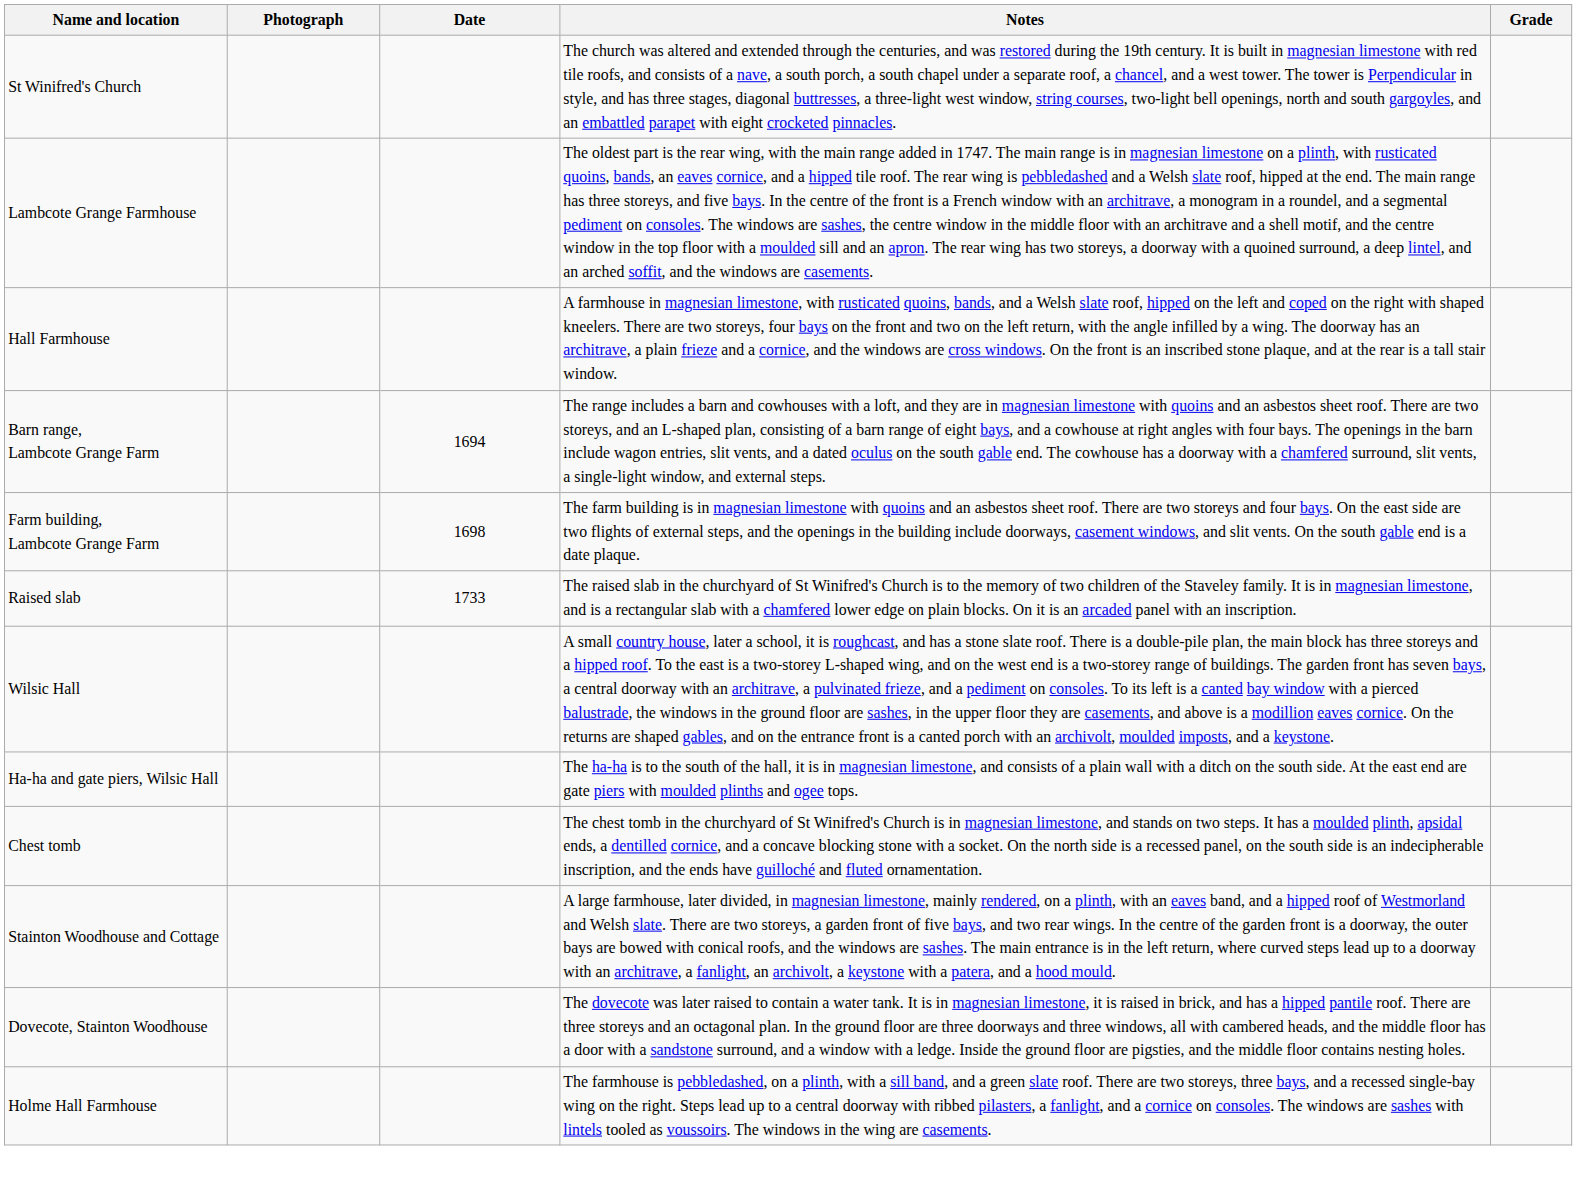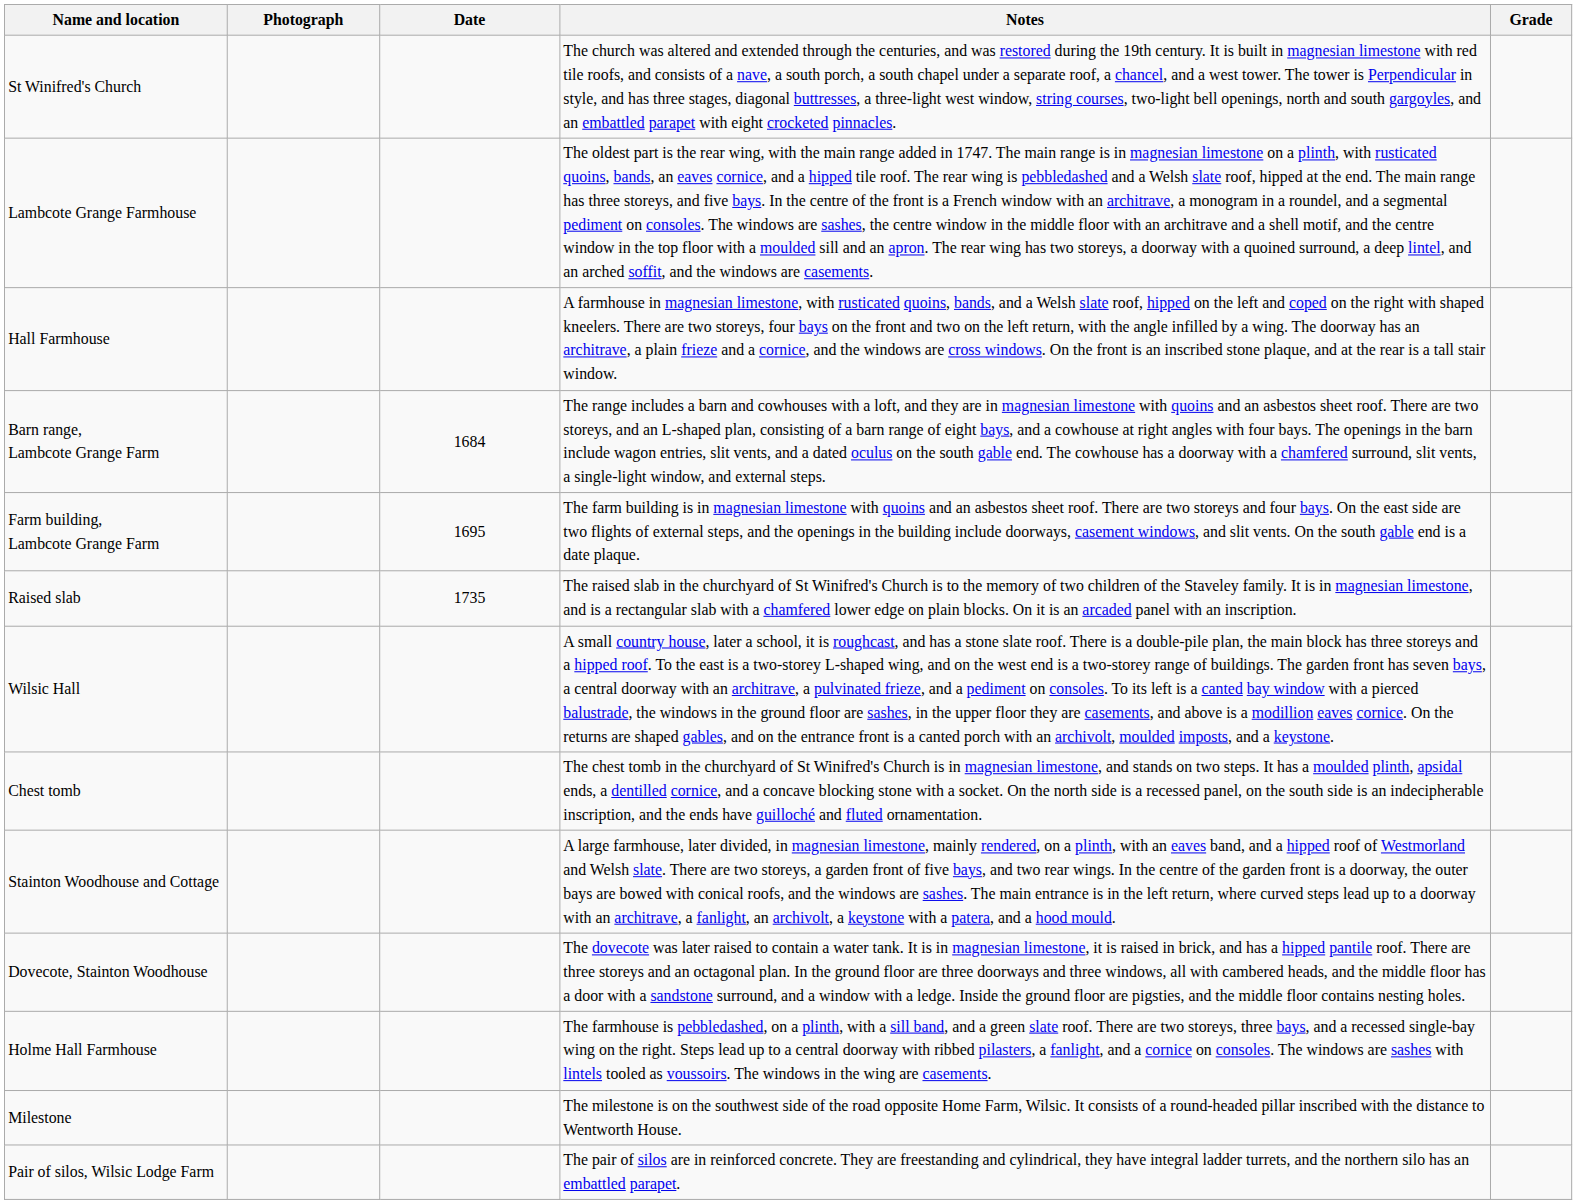(470, 441) 1694 -> (470, 441) 1684
(470, 531) 1698 -> (470, 531) 1695
(470, 598) 1733 -> (470, 598) 1735
- row: (113, 779)
+ row: (40, 1117)
+ row: (111, 1172)
